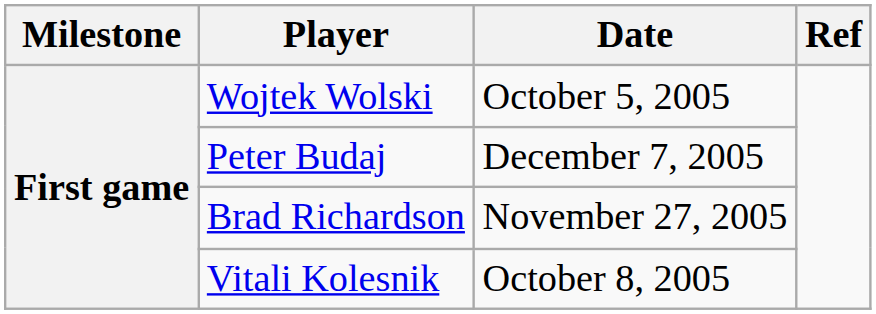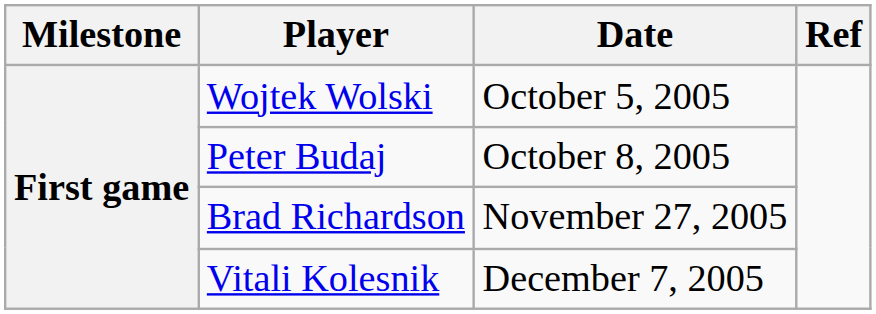(623, 156) December 7, 2005 -> (606, 156) October 8, 2005
(606, 277) October 8, 2005 -> (623, 277) December 7, 2005
